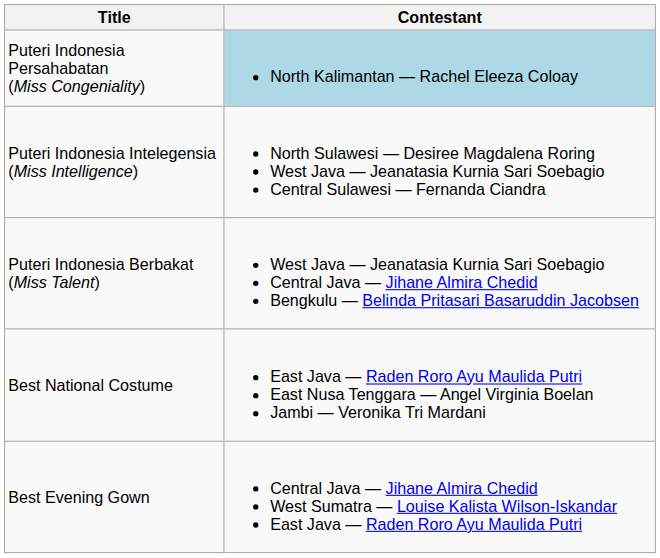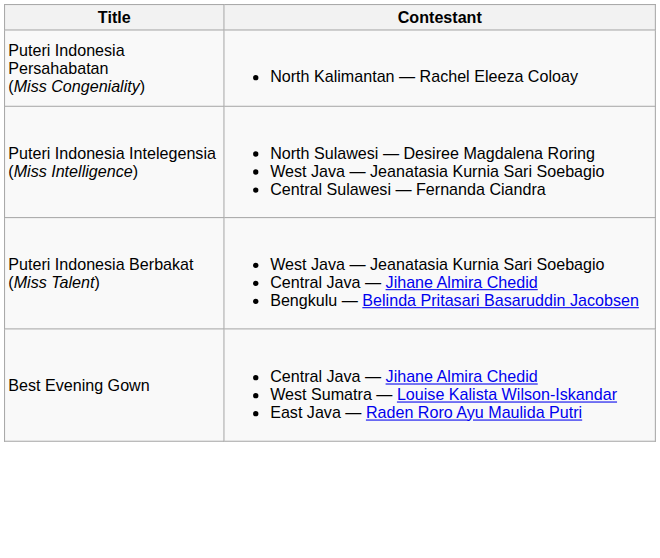(440, 77) lightblue background -> (440, 77) no background
- row: (91, 385)
